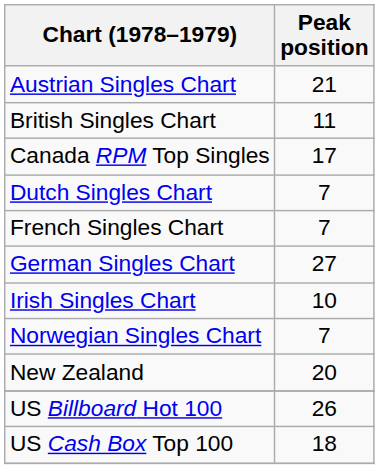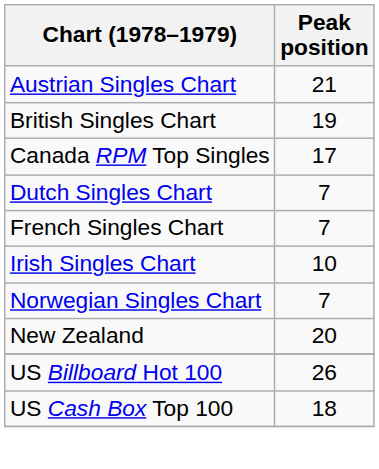(324, 120) 11 -> (324, 120) 19
- row: (122, 264)
